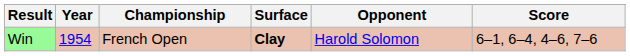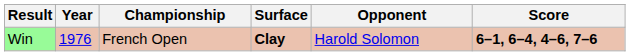(75, 39) 1954 -> (75, 39) 1976
(537, 39) normal -> (537, 39) bold
